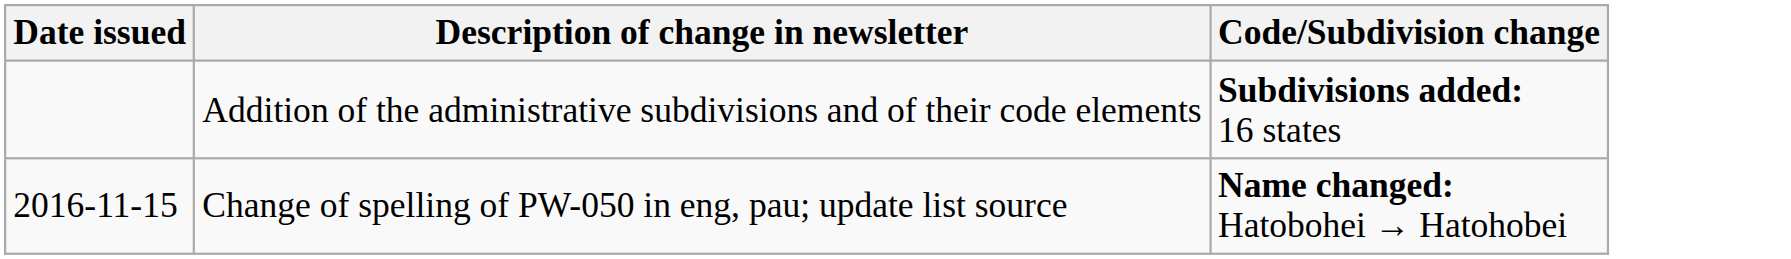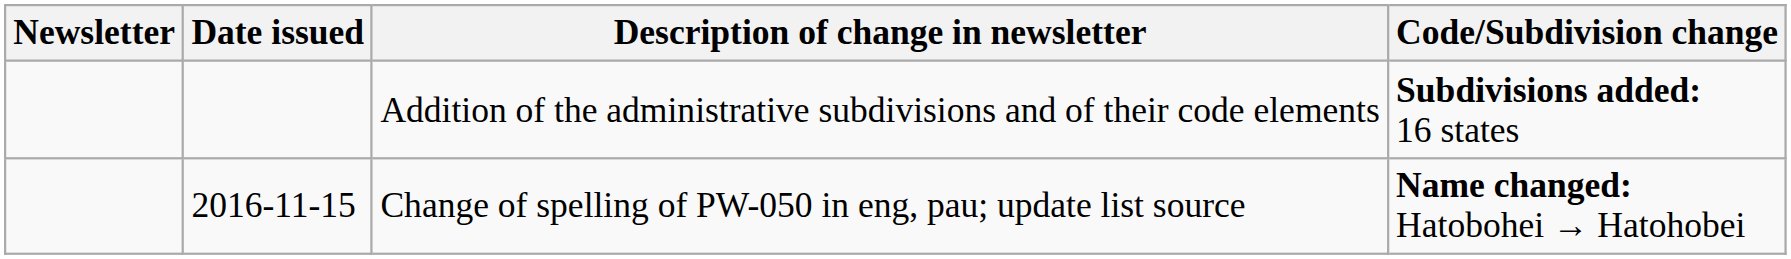+ column: (94, 32)
